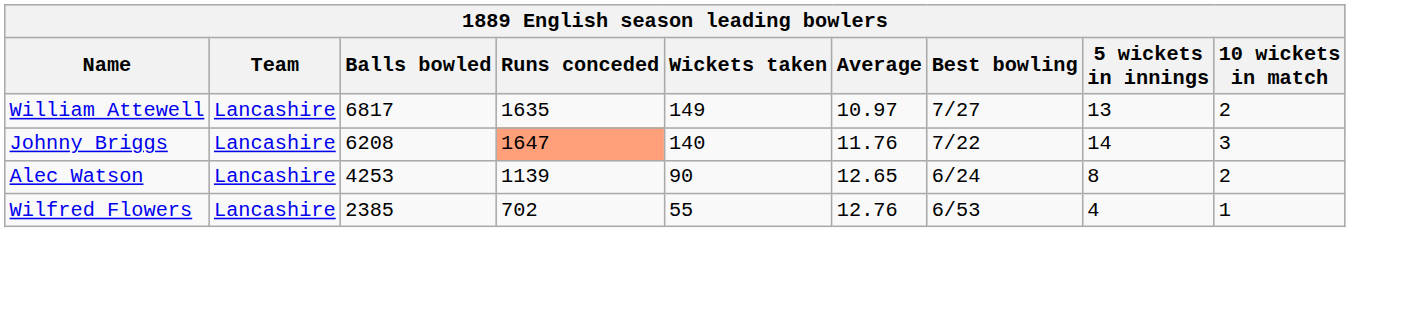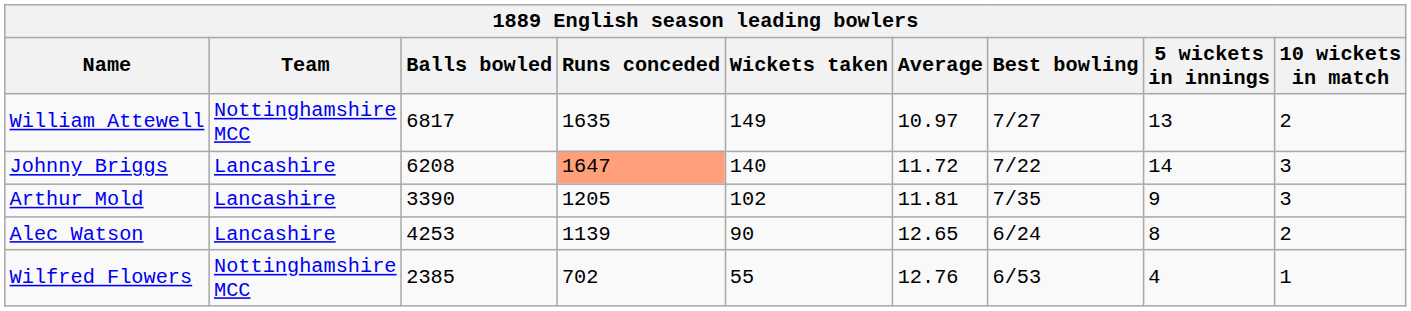(275, 111) Lancashire -> (305, 123) Nottinghamshire MCC
(867, 144) 11.76 -> (928, 167) 11.72
+ row: (77, 200)
(275, 210) Lancashire -> (305, 278) Nottinghamshire MCC
